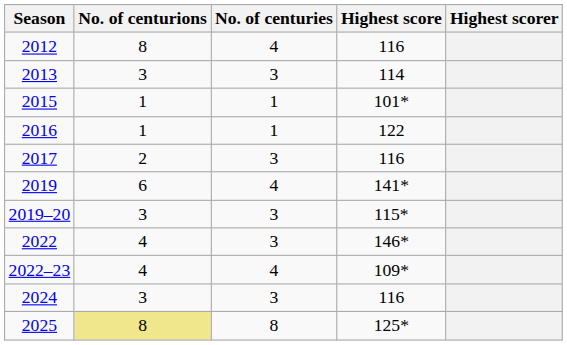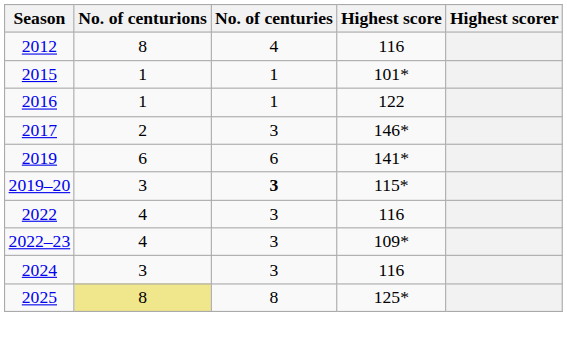- row: (39, 74)
(391, 158) 116 -> (391, 130) 146*
(274, 185) 4 -> (274, 158) 6
(274, 213) normal -> (274, 185) bold
(391, 241) 146* -> (391, 213) 116
(274, 269) 4 -> (274, 241) 3
